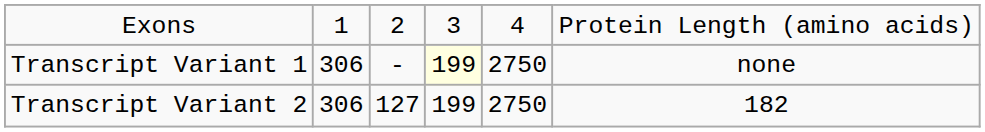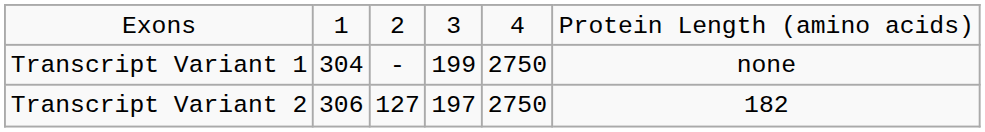(341, 65) 306 -> (341, 65) 304
(454, 65) lightyellow background -> (454, 65) no background
(454, 106) 199 -> (454, 106) 197
